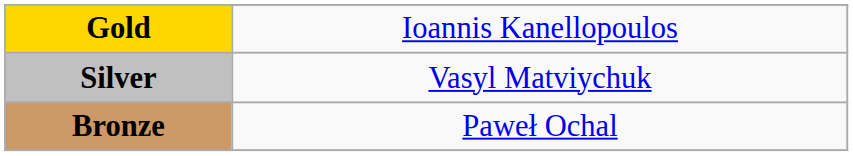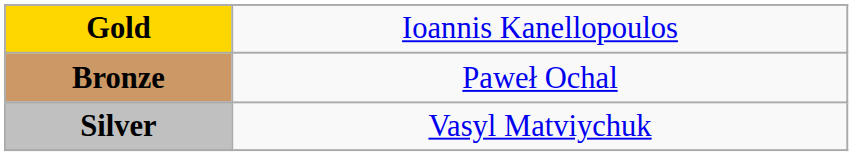rows swapped: (118, 77) <-> (118, 125)
